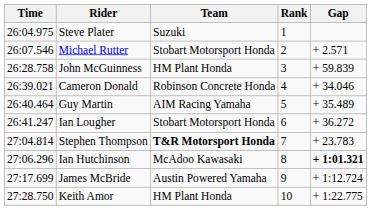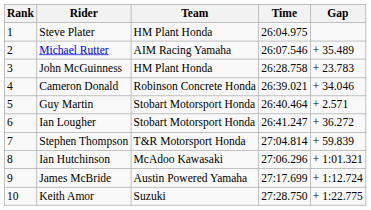columns swapped: (294, 13) <-> (30, 13)
(169, 31) Suzuki -> (173, 31) HM Plant Honda
(214, 50) Stobart Motorsport Honda -> (182, 50) AIM Racing Yamaha
(330, 50) + 2.571 -> (333, 50) + 35.489
(333, 68) + 59.839 -> (333, 68) + 23.783
(202, 104) AIM Racing Yamaha -> (194, 104) Stobart Motorsport Honda
(333, 104) + 35.489 -> (330, 104) + 2.571
(214, 141) bold -> (190, 141) normal
(333, 141) + 23.783 -> (333, 141) + 59.839
(338, 159) bold -> (338, 159) normal
(192, 196) HM Plant Honda -> (150, 196) Suzuki
